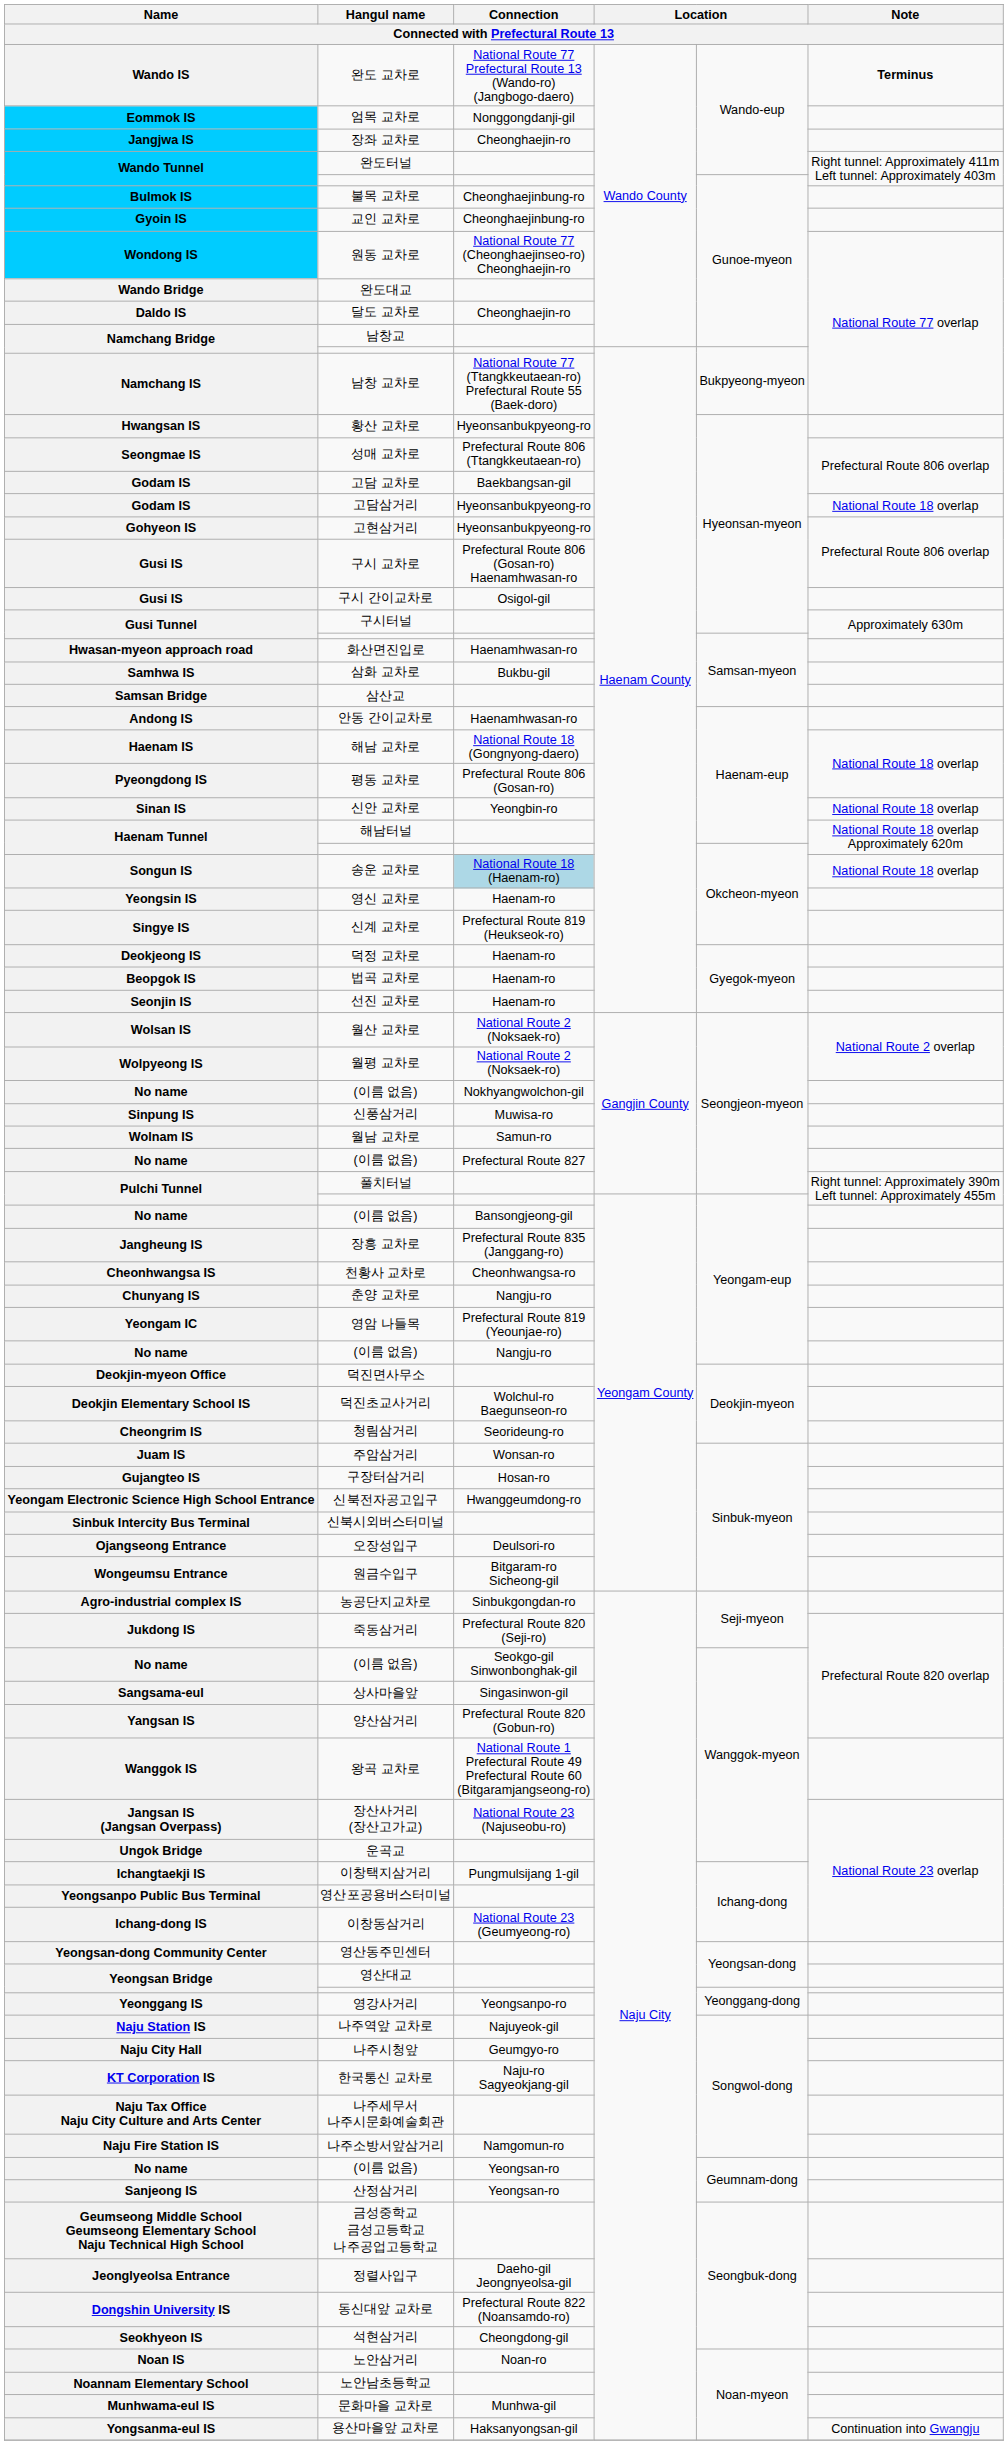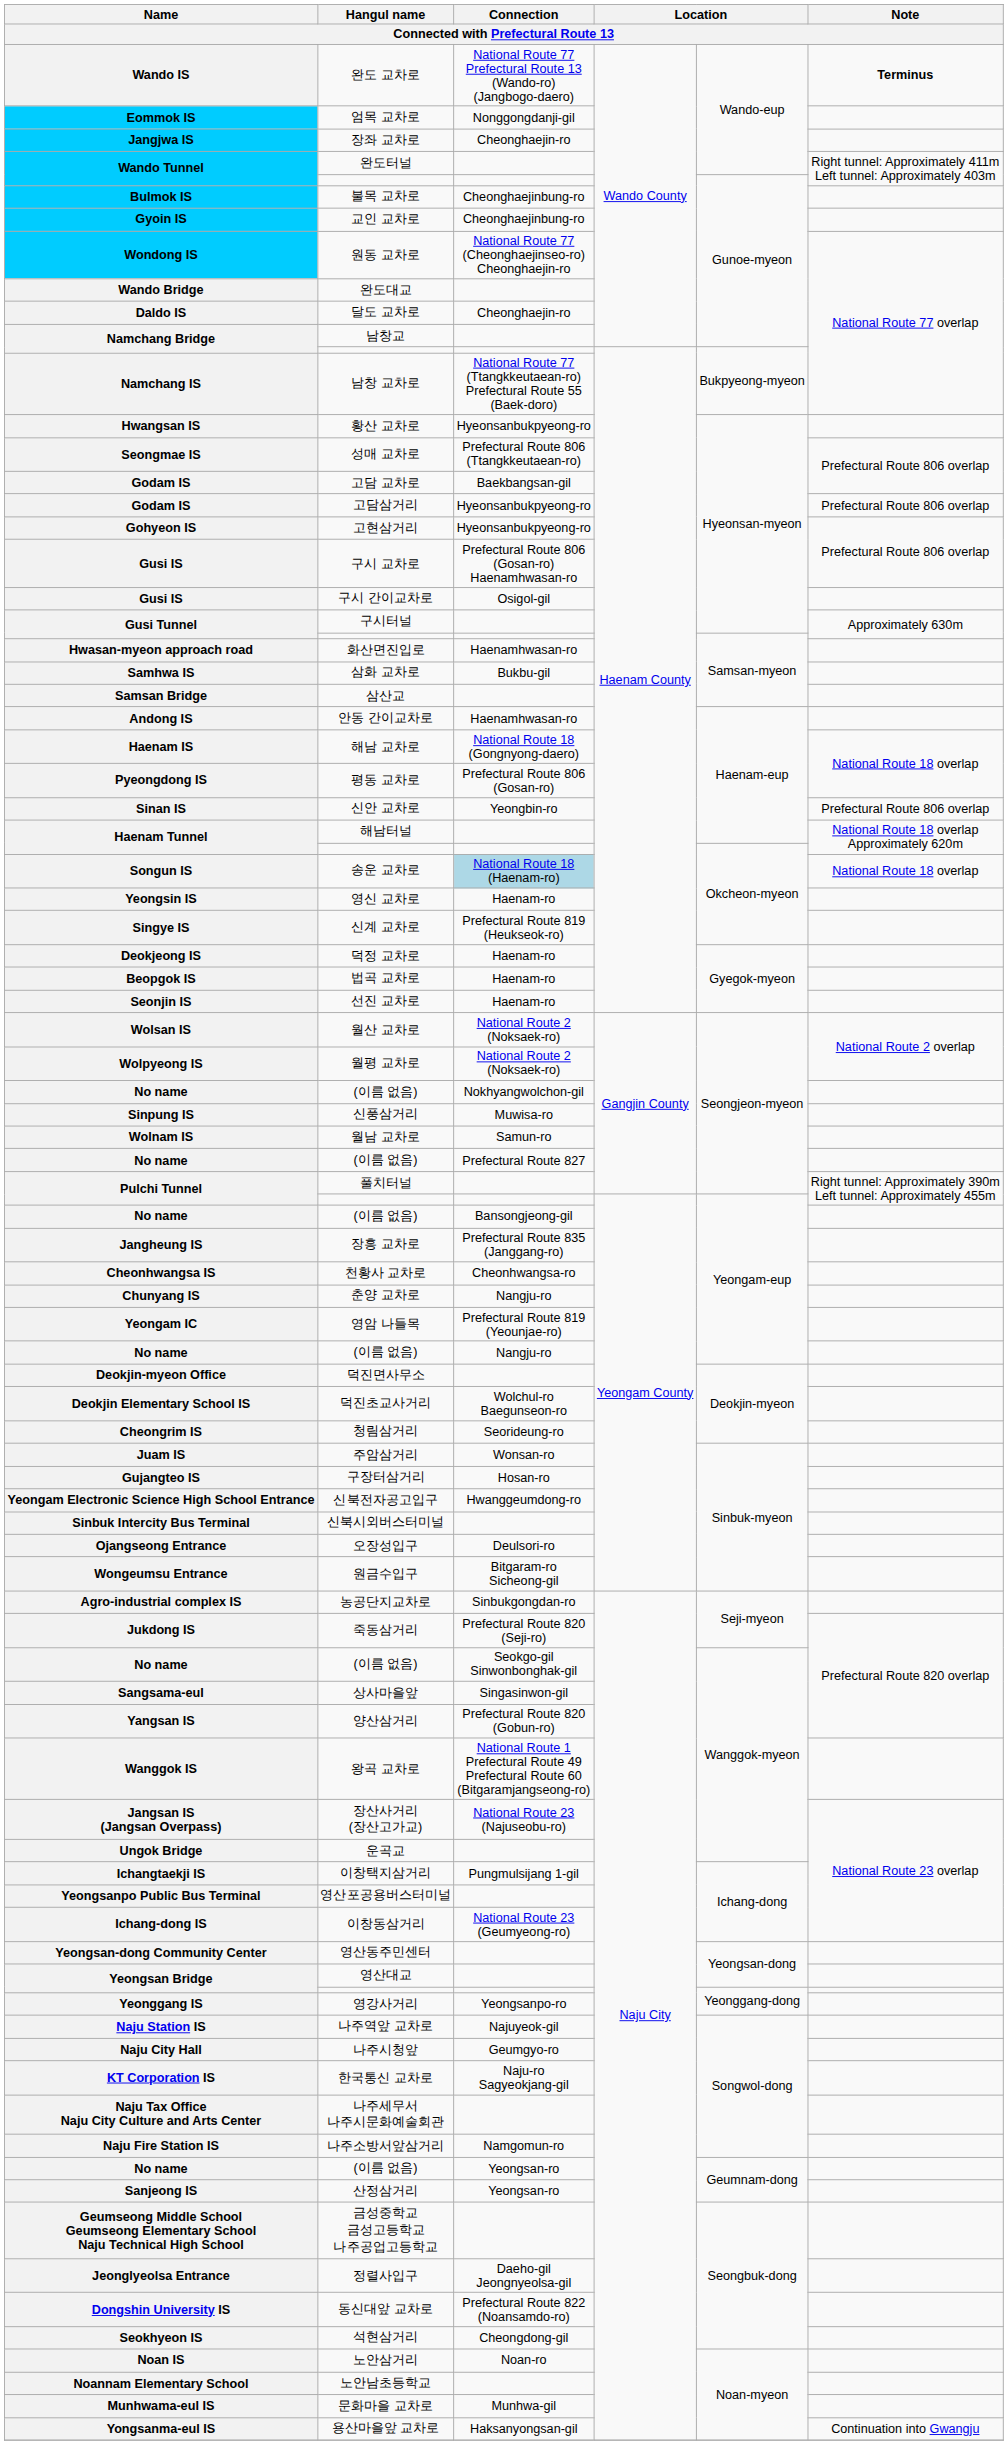(905, 505) National Route 18 overlap -> (905, 505) Prefectural Route 806 overlap
(905, 808) National Route 18 overlap -> (905, 808) Prefectural Route 806 overlap
